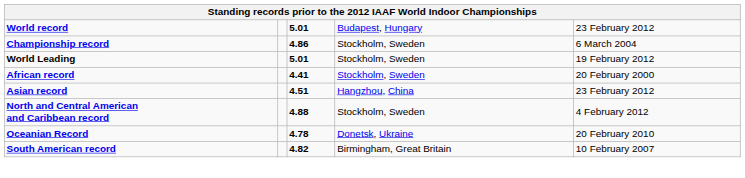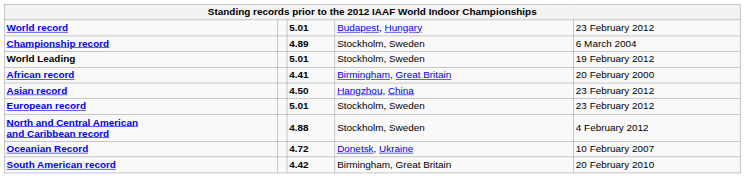(299, 43) 4.86 -> (299, 43) 4.89
(381, 75) Stockholm, Sweden -> (394, 75) Birmingham, Great Britain
(299, 91) 4.51 -> (299, 91) 4.50
+ row: (46, 106)
(299, 133) 4.78 -> (299, 149) 4.72
(615, 133) 20 February 2010 -> (615, 149) 10 February 2007
(299, 149) 4.82 -> (299, 165) 4.42
(615, 149) 10 February 2007 -> (615, 165) 20 February 2010
